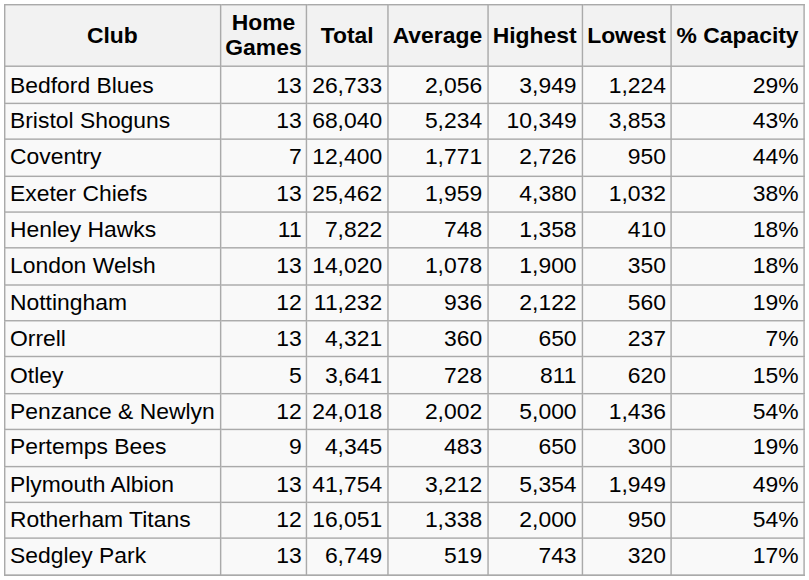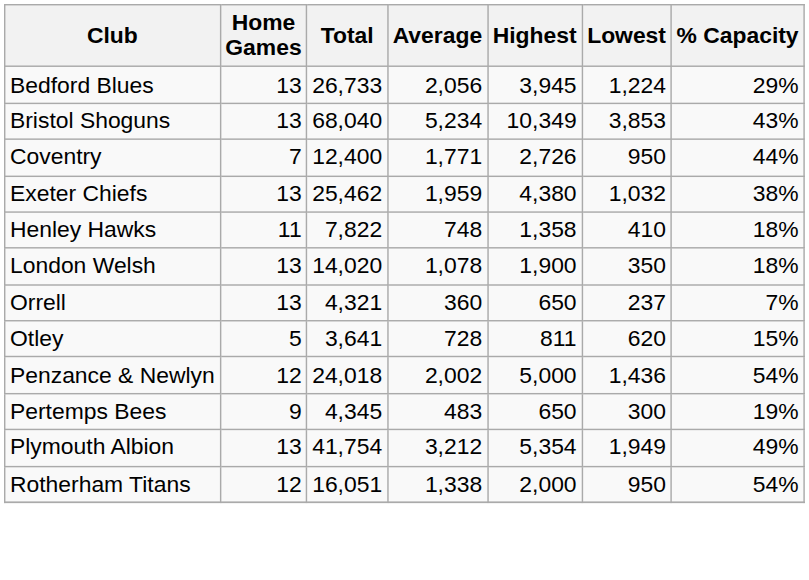(548, 84) 3,949 -> (548, 84) 3,945
- row: (68, 302)
- row: (78, 556)
